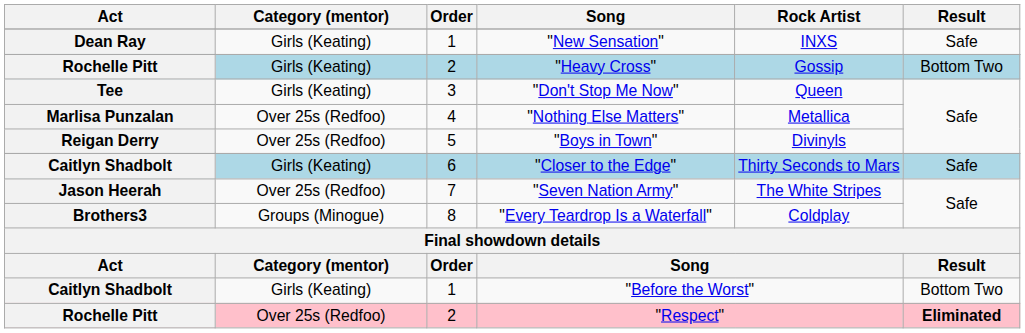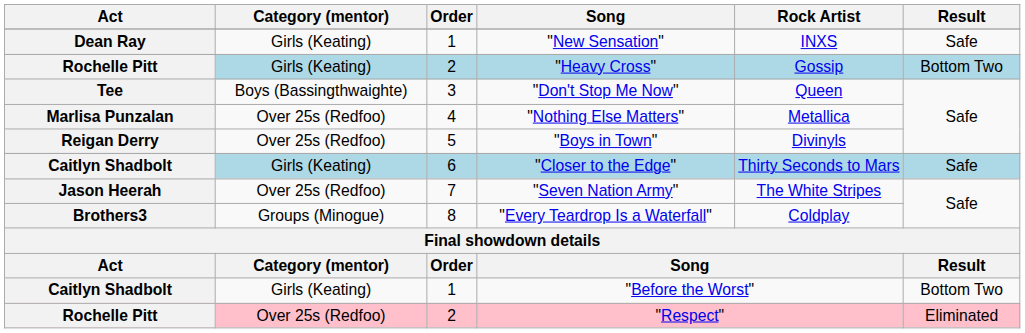(321, 91) Girls (Keating) -> (321, 91) Boys (Bassingthwaighte)
(962, 315) bold -> (962, 315) normal
